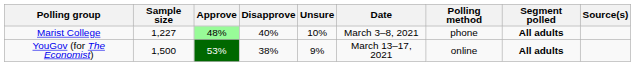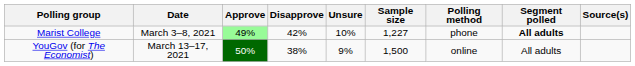columns swapped: (381, 15) <-> (164, 15)
(217, 33) 48% -> (245, 33) 49%
(268, 33) 40% -> (297, 33) 42%
(217, 50) 53% -> (245, 50) 50%
(541, 50) bold -> (541, 50) normal
